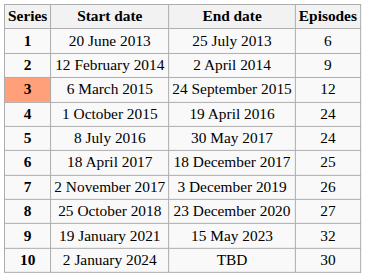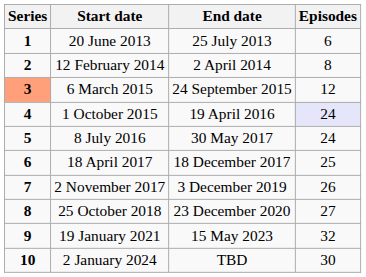(328, 65) 9 -> (328, 65) 8
(328, 114) no background -> (328, 114) lavender background
